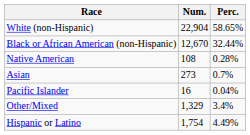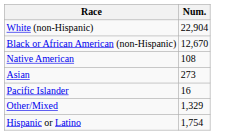- column: (228, 12)
